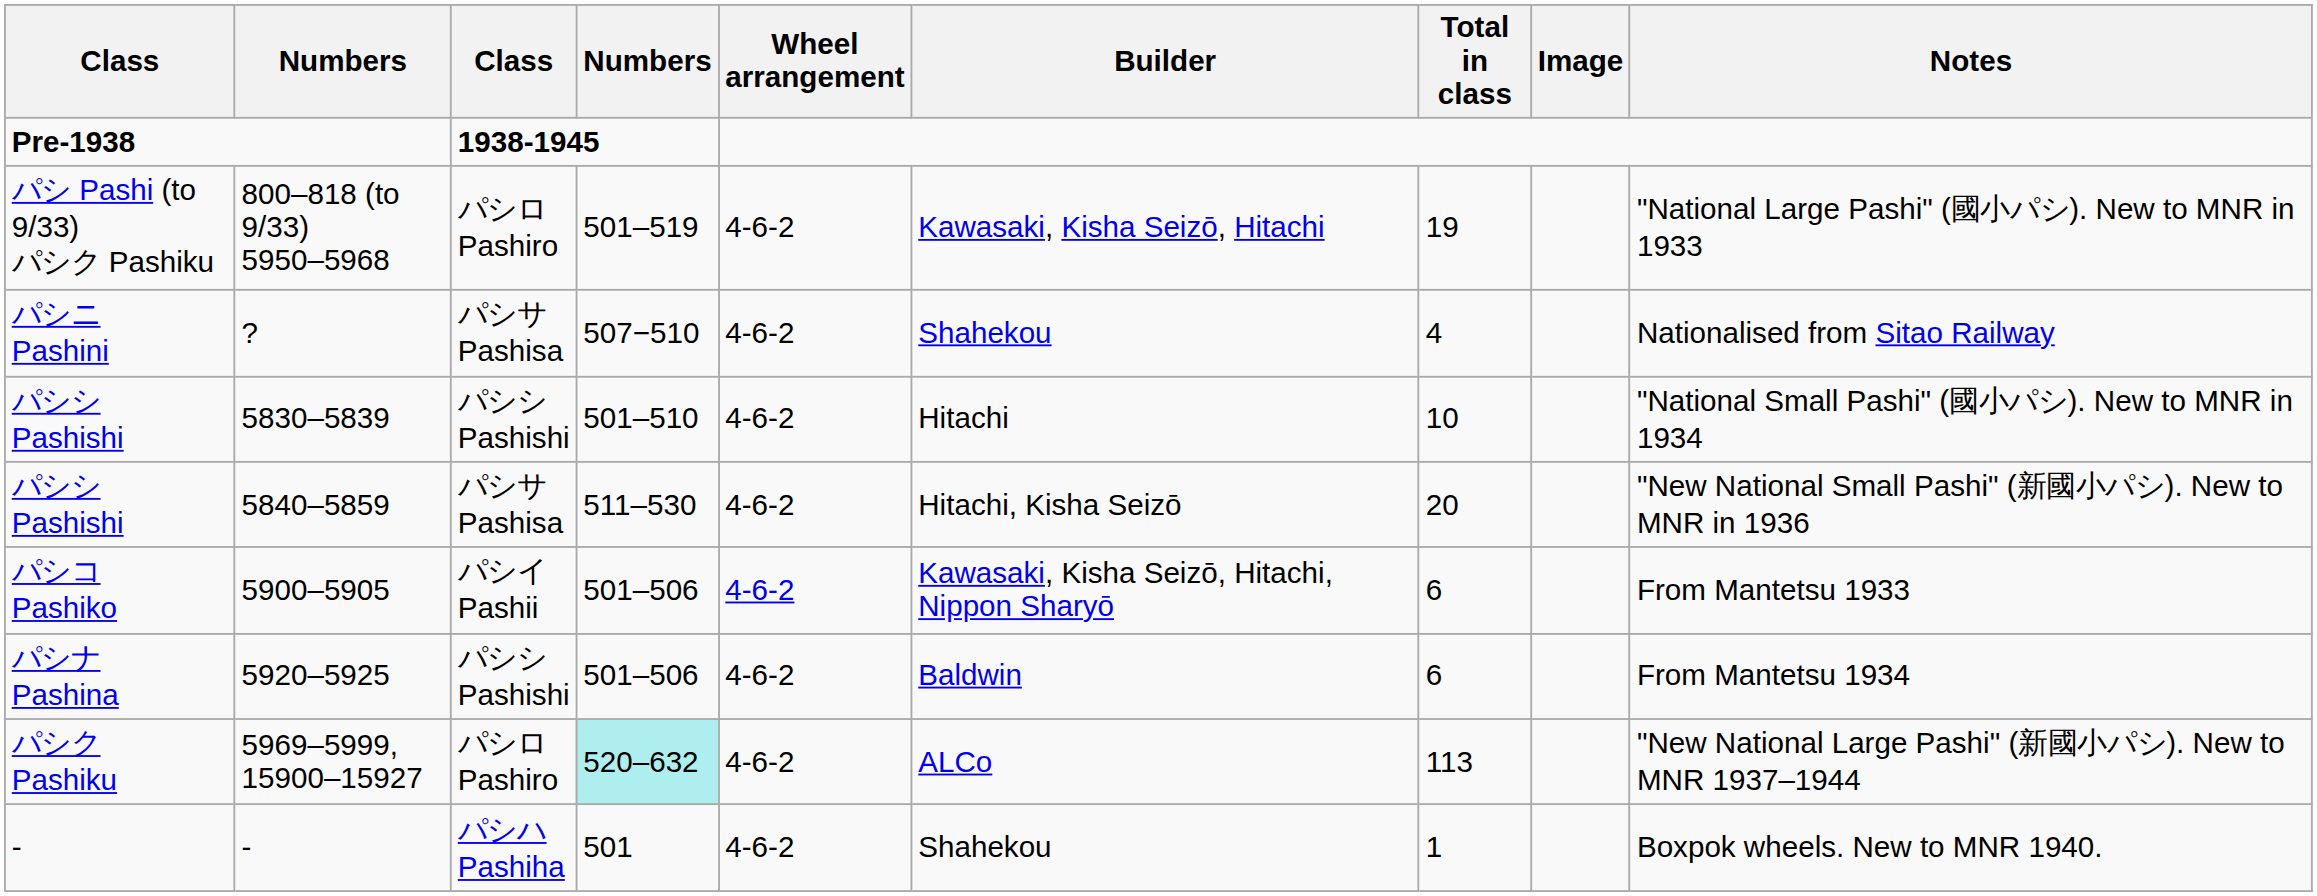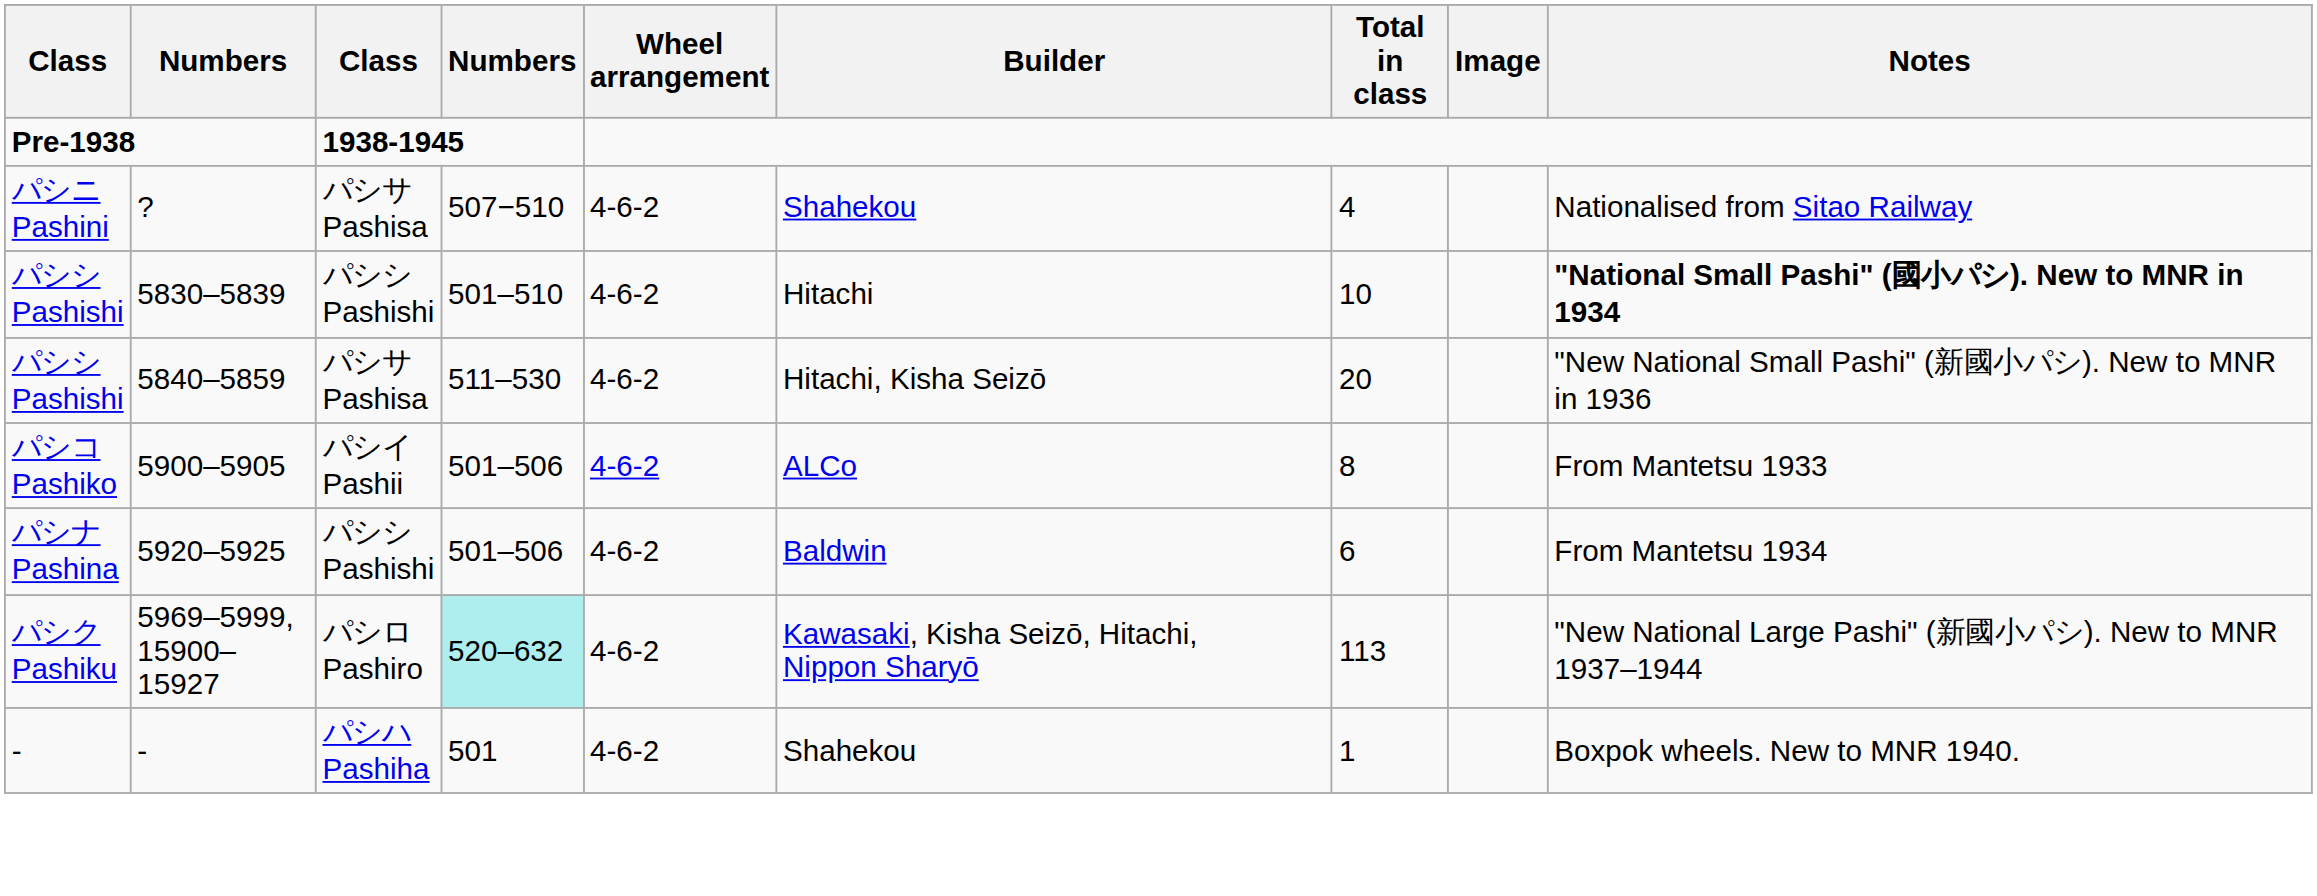- row: (321, 227)
(1965, 419) normal -> (1899, 294) bold
(1126, 589) Kawasaki, Kisha Seizō, Hitachi, Nippon Sharyō -> (820, 465) ALCo
(1434, 589) 6 -> (1347, 465) 8
(955, 761) ALCo -> (990, 650) Kawasaki, Kisha Seizō, Hitachi, Nippon Sharyō
